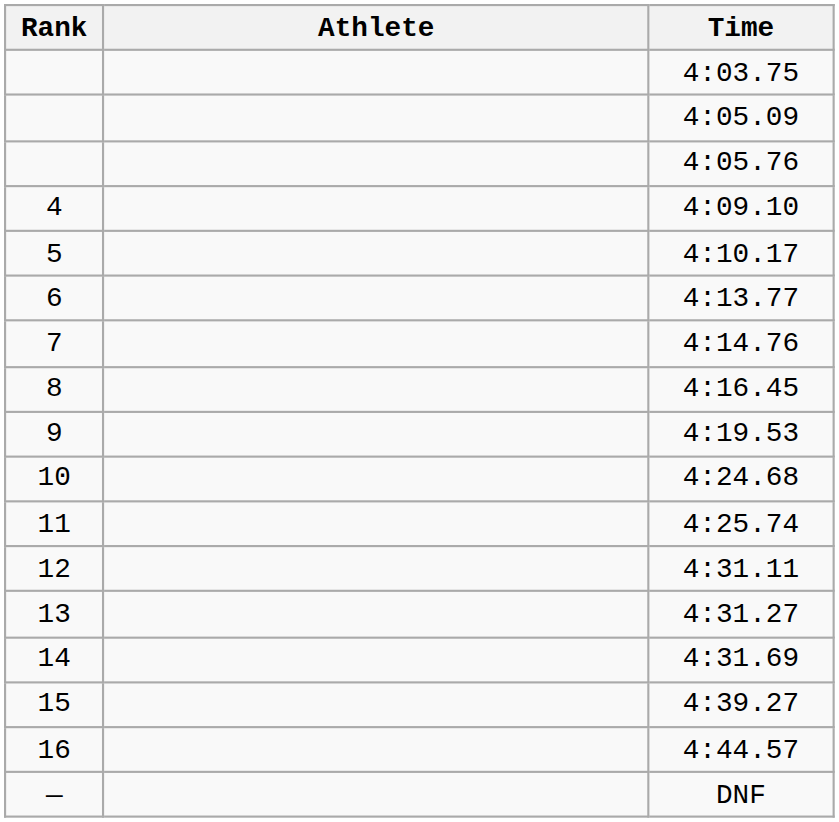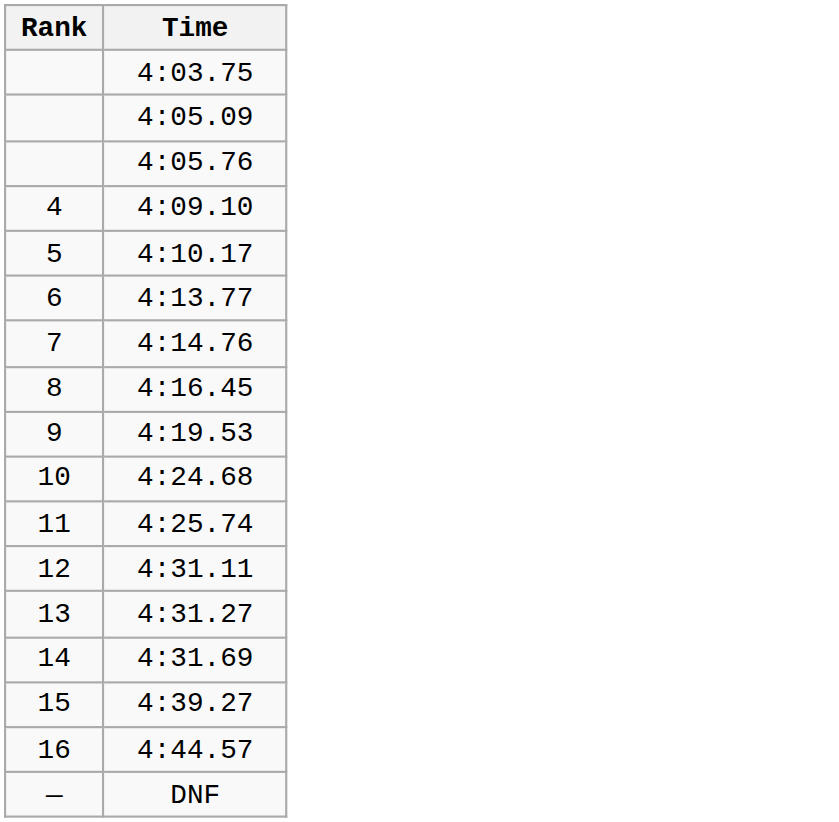- column: (376, 28)
